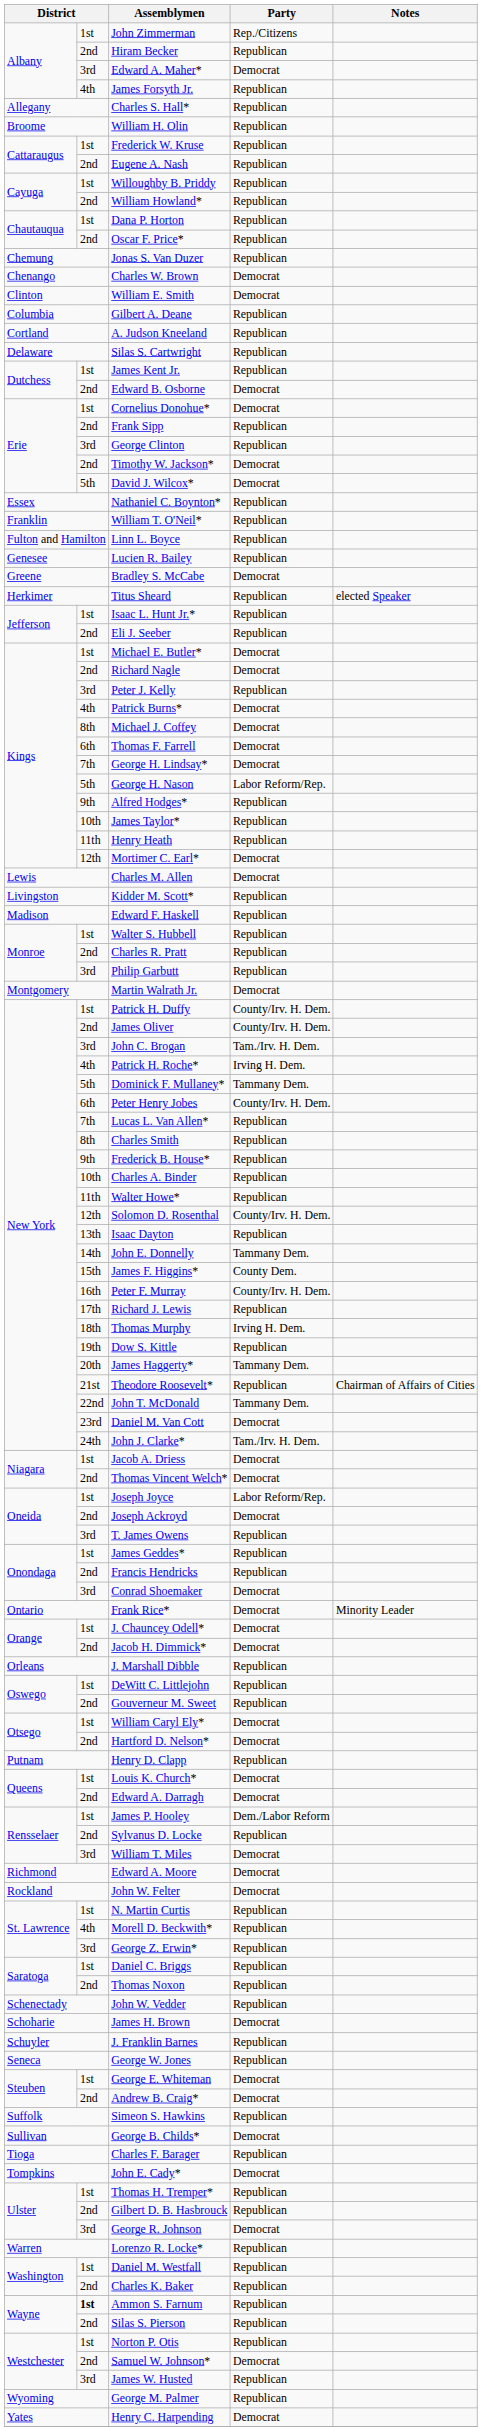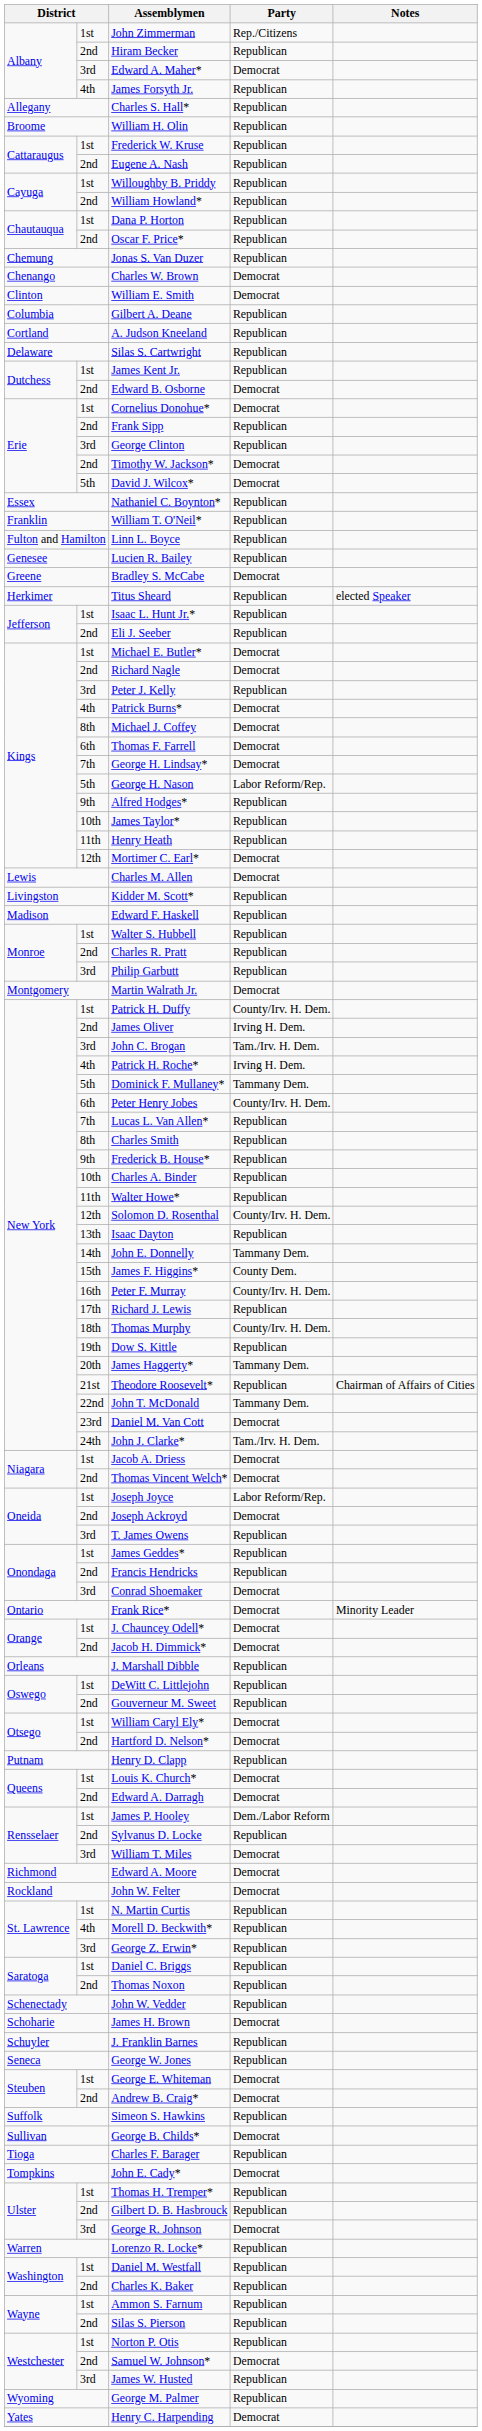(282, 1027) County/Irv. H. Dem. -> (269, 1027) Irving H. Dem.
(269, 1328) Irving H. Dem. -> (282, 1328) County/Irv. H. Dem.
(87, 2304) bold -> (87, 2304) normal
